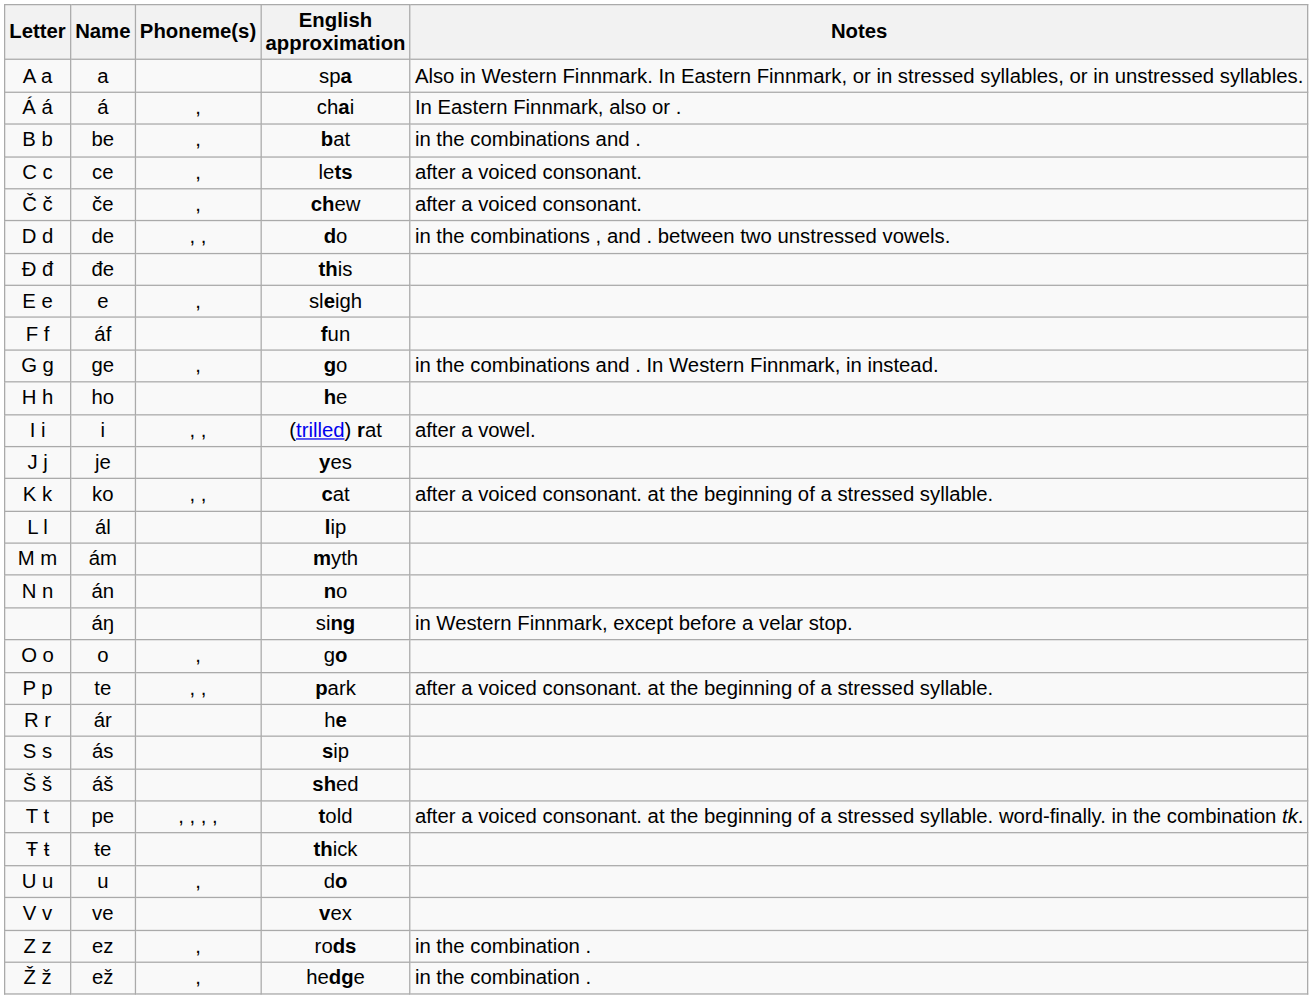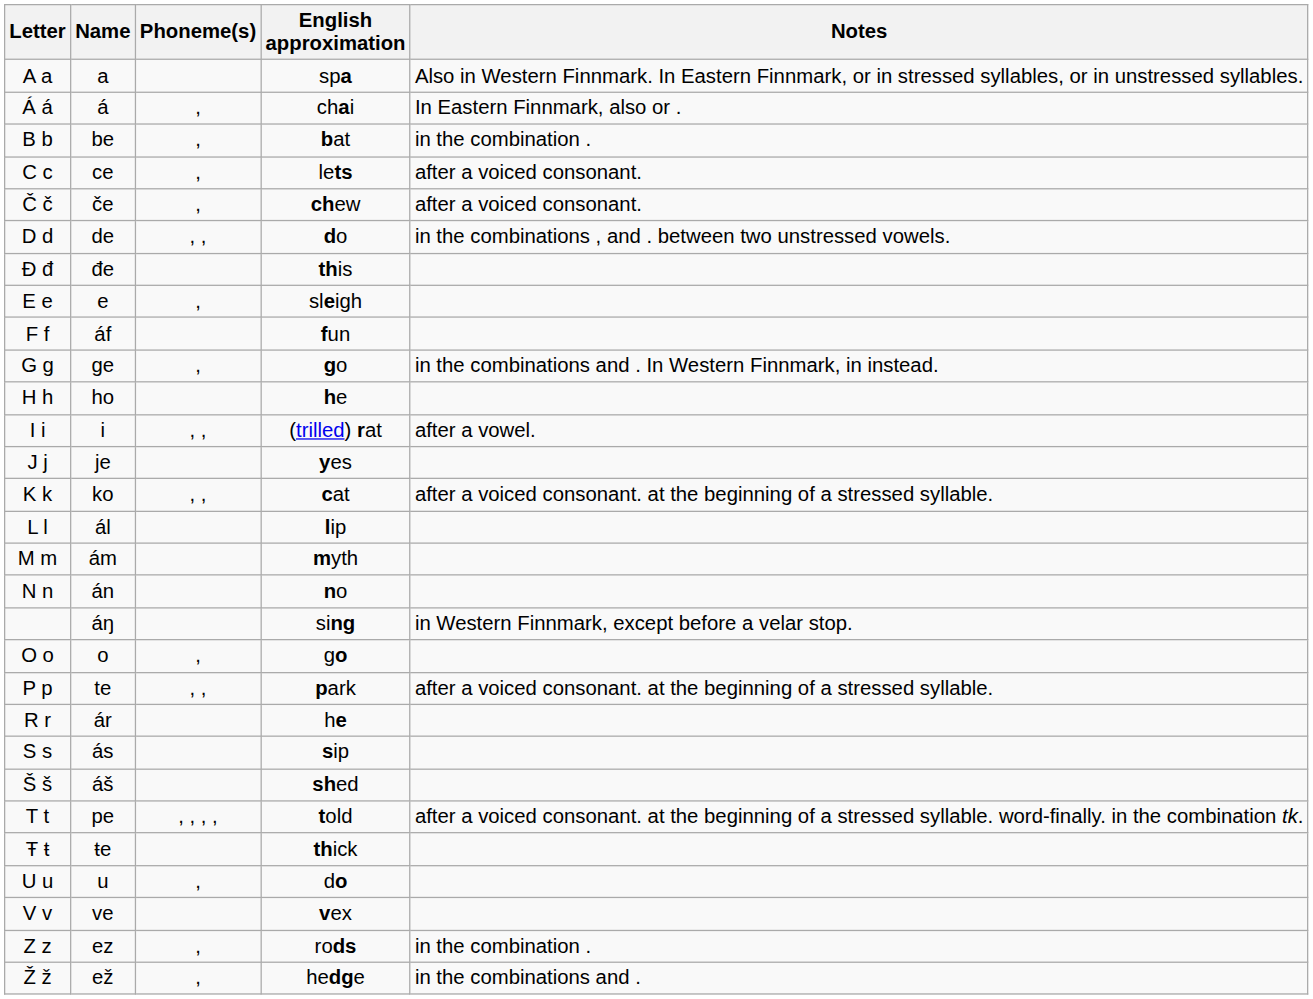(528, 140) in the combinations and . -> (503, 140) in the combination .
(503, 978) in the combination . -> (528, 978) in the combinations and .
